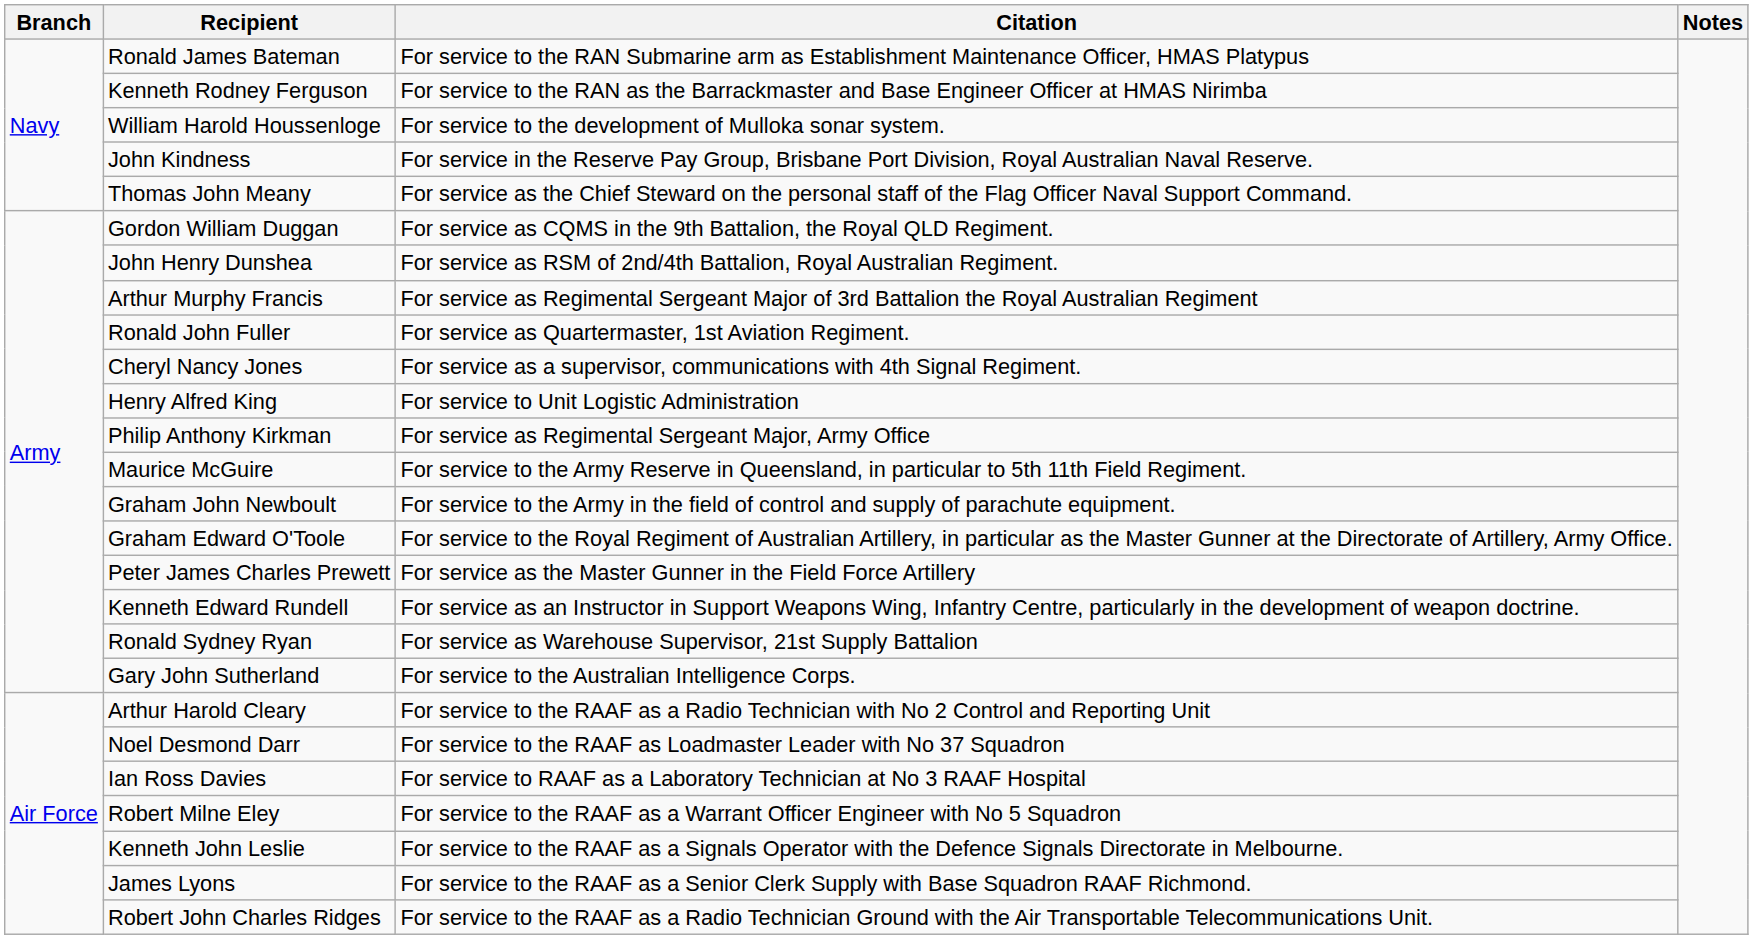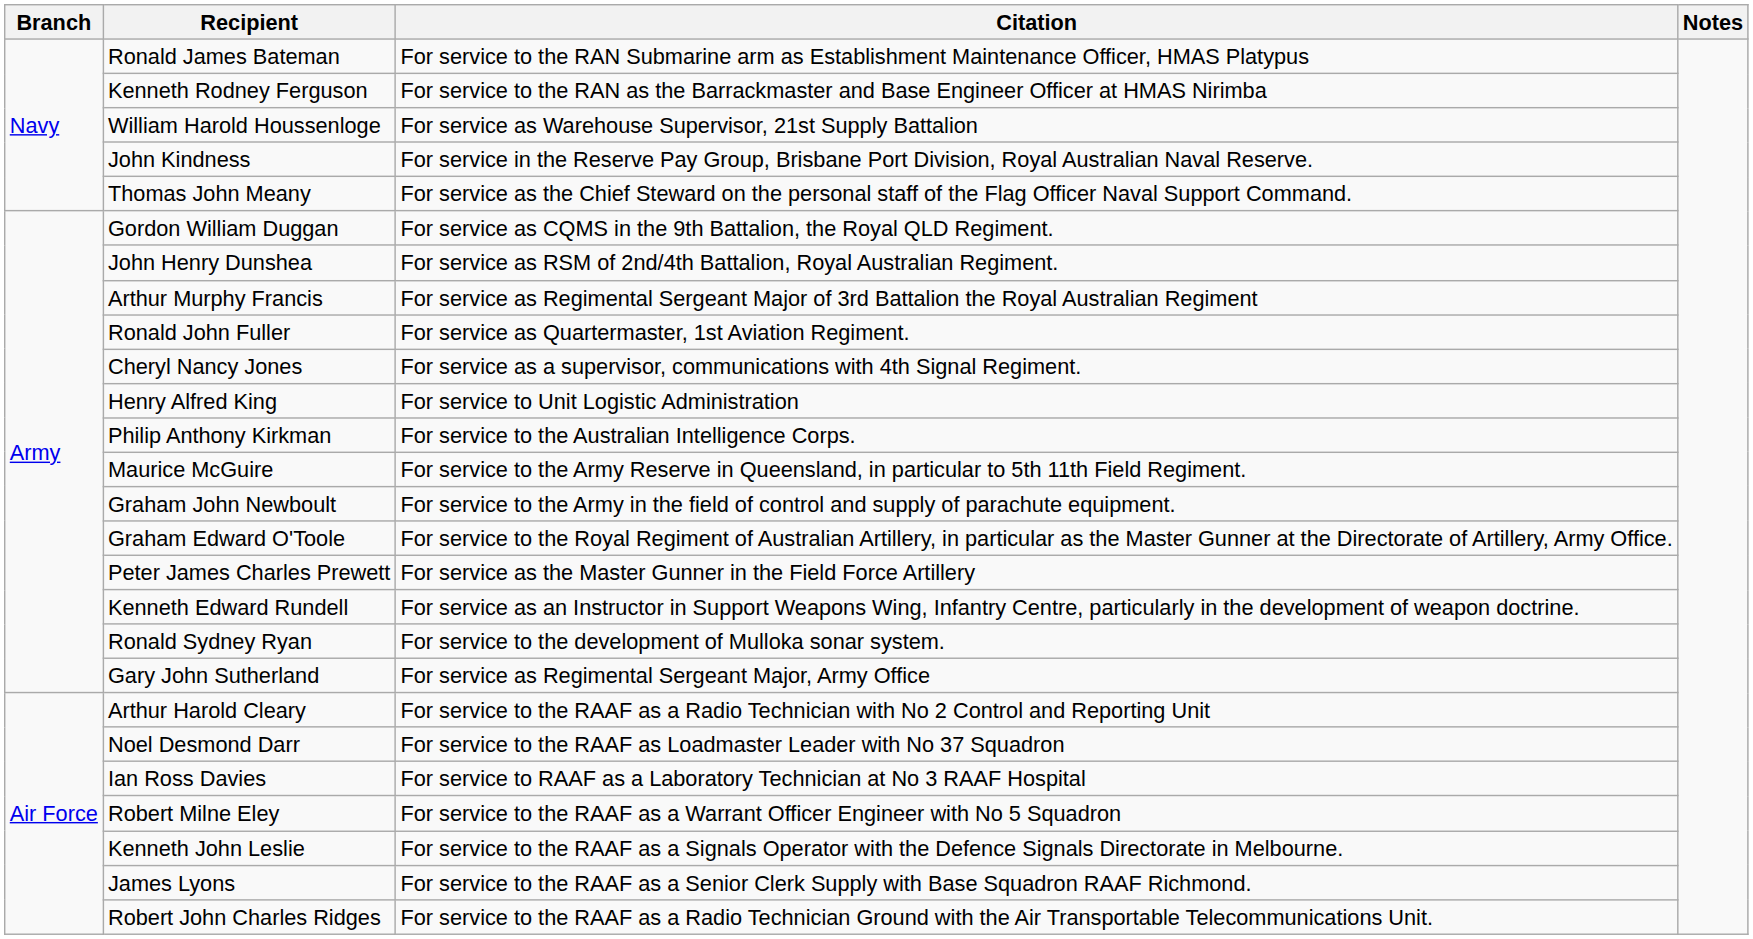(673, 125) For service to the development of Mulloka sonar system. -> (689, 125) For service as Warehouse Supervisor, 21st Supply Battalion
(665, 435) For service as Regimental Sergeant Major, Army Office -> (628, 435) For service to the Australian Intelligence Corps.
(689, 641) For service as Warehouse Supervisor, 21st Supply Battalion -> (673, 641) For service to the development of Mulloka sonar system.
(628, 676) For service to the Australian Intelligence Corps. -> (665, 676) For service as Regimental Sergeant Major, Army Office
